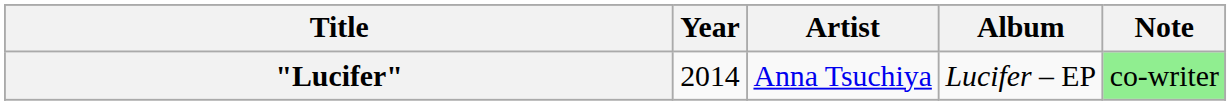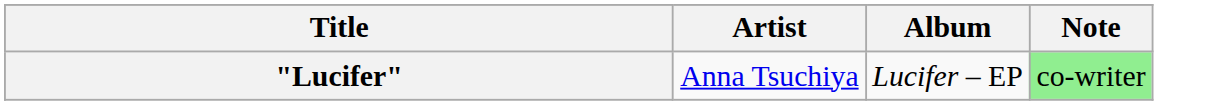- column: (710, 28)
